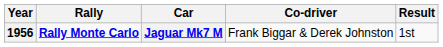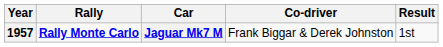(20, 32) 1956 -> (20, 32) 1957
